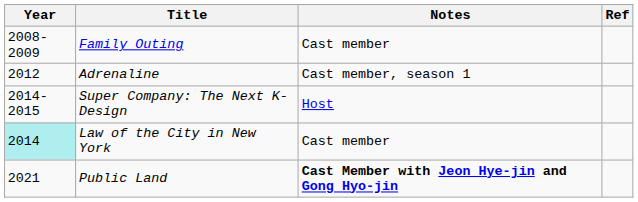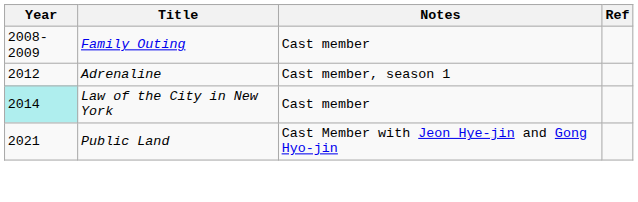- row: (183, 104)
(434, 179) bold -> (434, 141) normal
